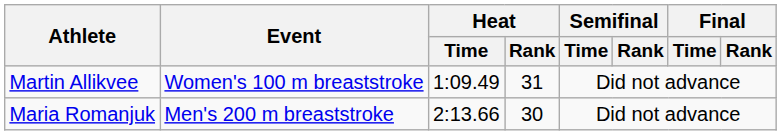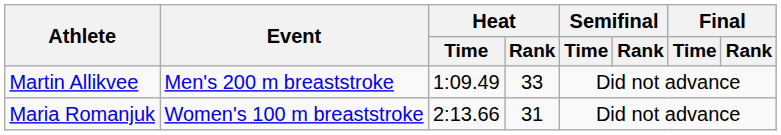(294, 82) Women's 100 m breaststroke -> (279, 82) Men's 200 m breaststroke
(532, 82) 31 -> (532, 82) 33
(279, 114) Men's 200 m breaststroke -> (294, 114) Women's 100 m breaststroke
(532, 114) 30 -> (532, 114) 31
